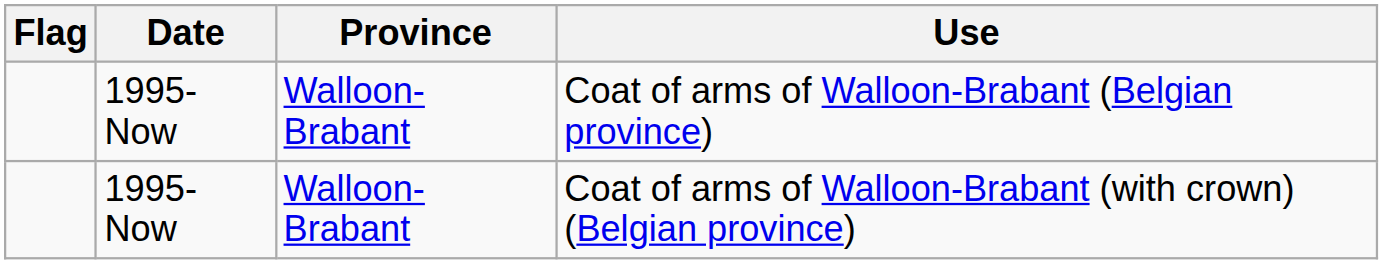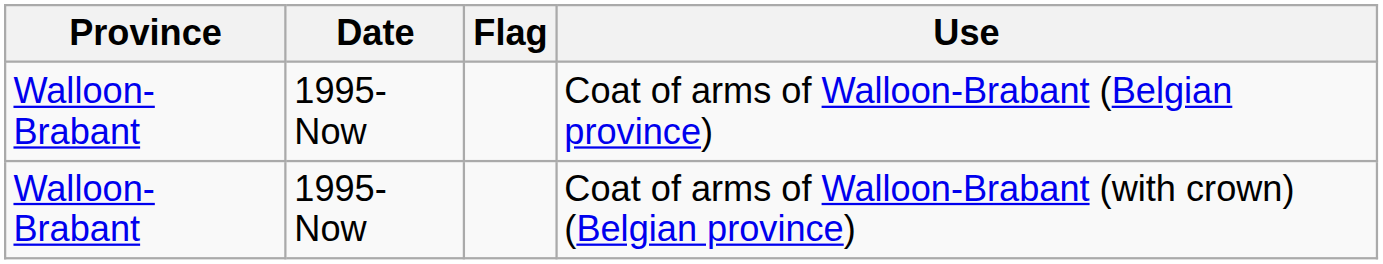columns swapped: (51, 33) <-> (416, 33)
